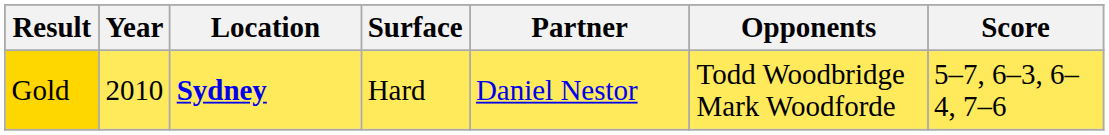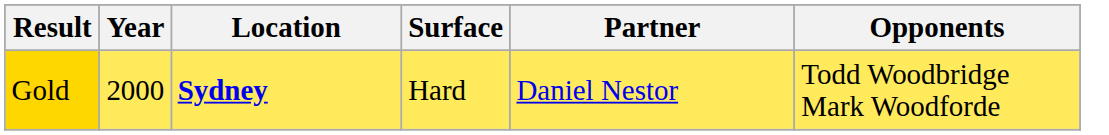- column: (1015, 27)
(134, 89) 2010 -> (135, 89) 2000
